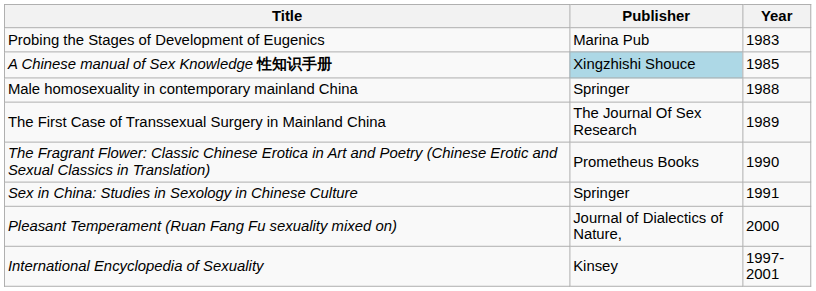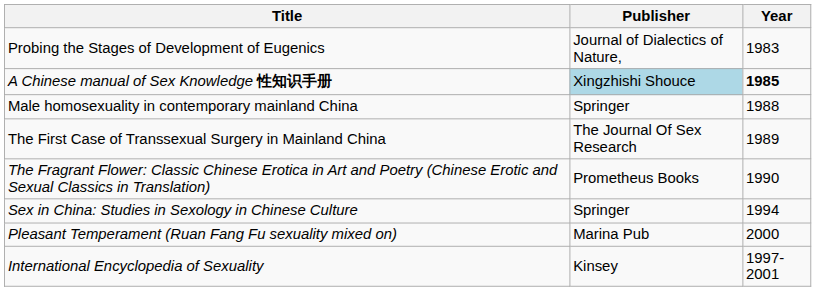(611, 39) Marina Pub -> (648, 48) Journal of Dialectics of Nature,
(763, 64) normal -> (763, 81) bold
(763, 194) 1991 -> (763, 210) 1994
(648, 226) Journal of Dialectics of Nature, -> (611, 234) Marina Pub
